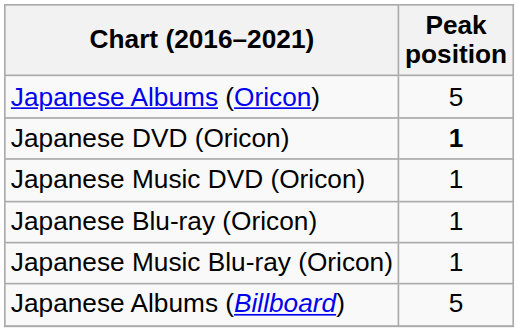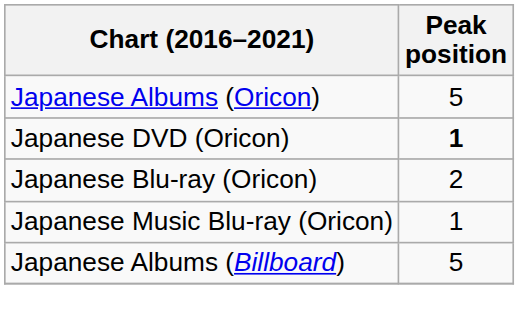- row: (188, 179)
(456, 221) 1 -> (456, 179) 2
